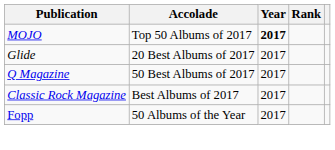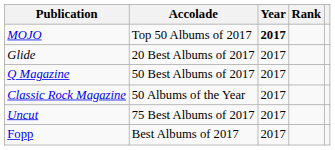(185, 94) Best Albums of 2017 -> (189, 94) 50 Albums of the Year
+ row: (23, 114)
(189, 114) 50 Albums of the Year -> (185, 134) Best Albums of 2017
